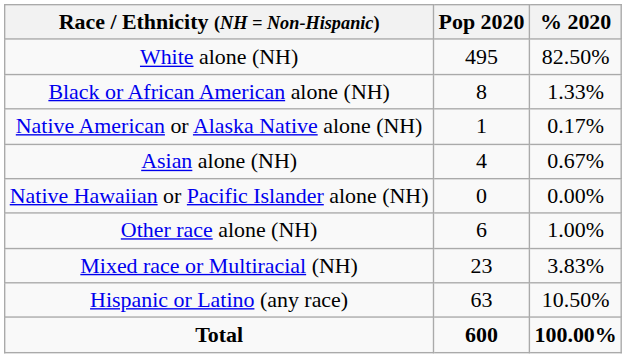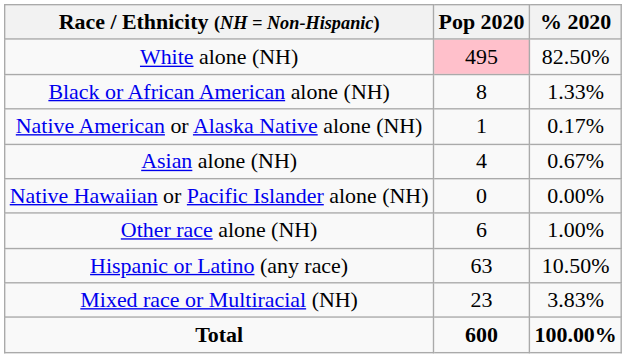(482, 56) no background -> (482, 56) pink background
rows swapped: (219, 265) <-> (219, 299)
